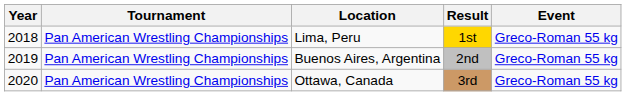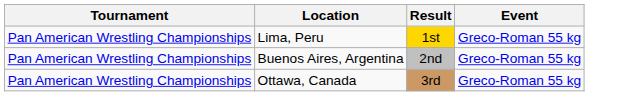- column: (23, 15)
